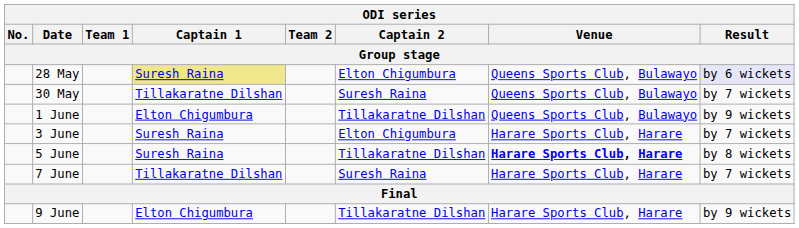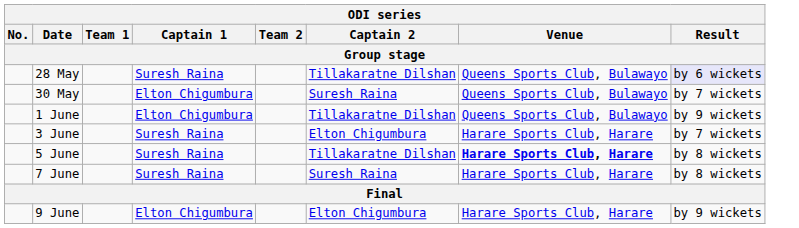(179, 74) khaki background -> (179, 74) no background
(397, 74) Elton Chigumbura -> (382, 74) Tillakaratne Dilshan
(209, 94) Tillakaratne Dilshan -> (194, 94) Elton Chigumbura
(209, 174) Tillakaratne Dilshan -> (179, 174) Suresh Raina
(747, 174) by 7 wickets -> (718, 174) by 8 wickets
(412, 214) Tillakaratne Dilshan -> (368, 214) Elton Chigumbura
